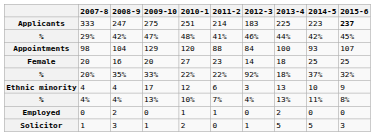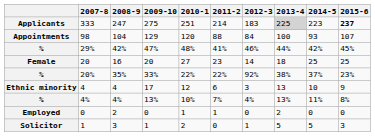(283, 23) no background -> (283, 23) lightgrey background
rows swapped: (85, 49) <-> (87, 36)
(283, 74) 18% -> (283, 74) 38%
(347, 74) 32% -> (347, 74) 23%
